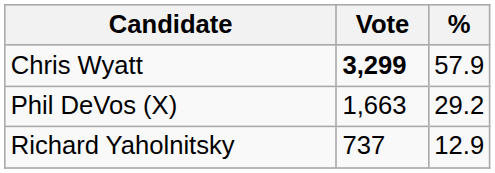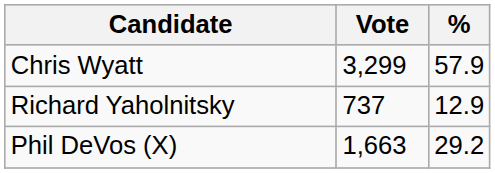(375, 65) bold -> (375, 65) normal
rows swapped: (94, 106) <-> (123, 146)
